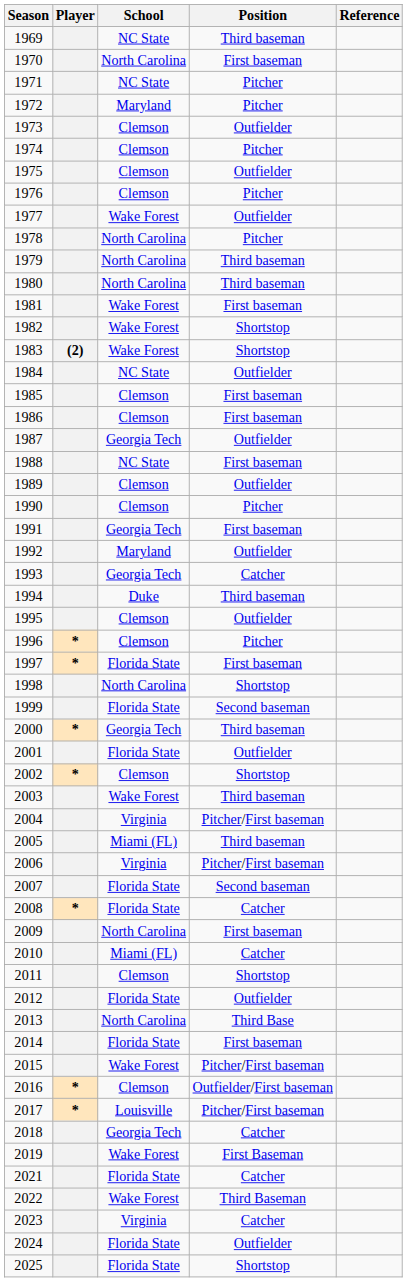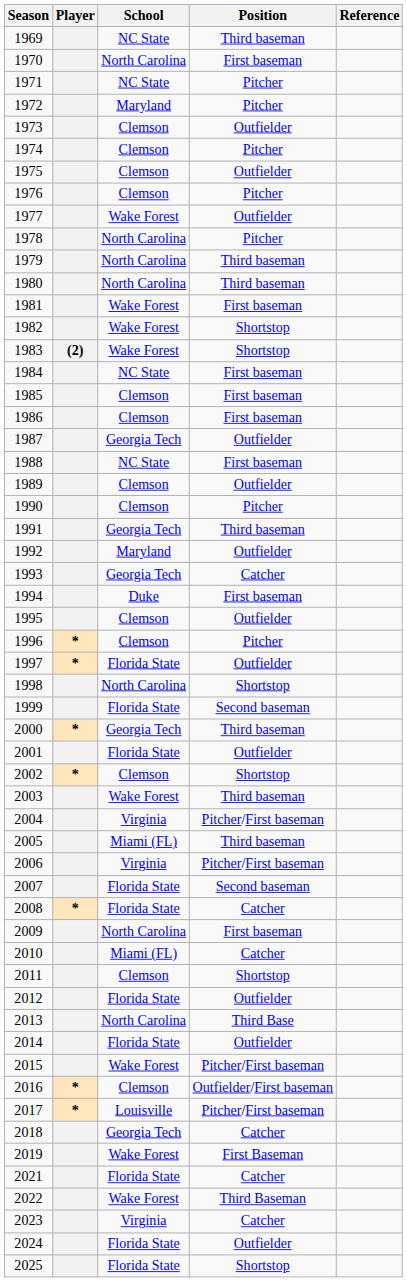(263, 372) Outfielder -> (263, 372) First baseman
(263, 529) First baseman -> (263, 529) Third baseman
(263, 596) Third baseman -> (263, 596) First baseman
(263, 663) First baseman -> (263, 663) Outfielder
(263, 1042) First baseman -> (263, 1042) Outfielder
